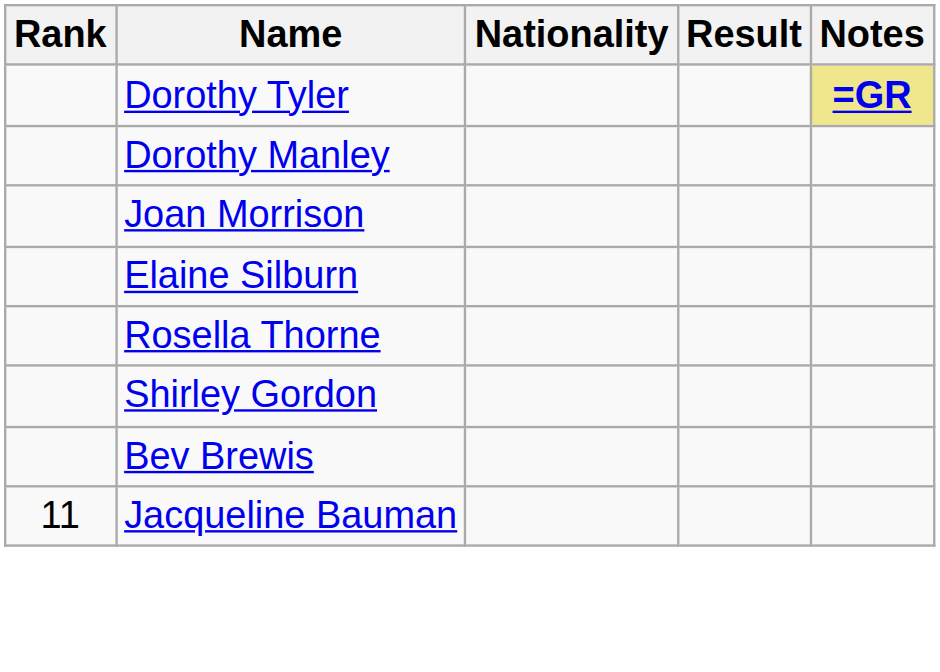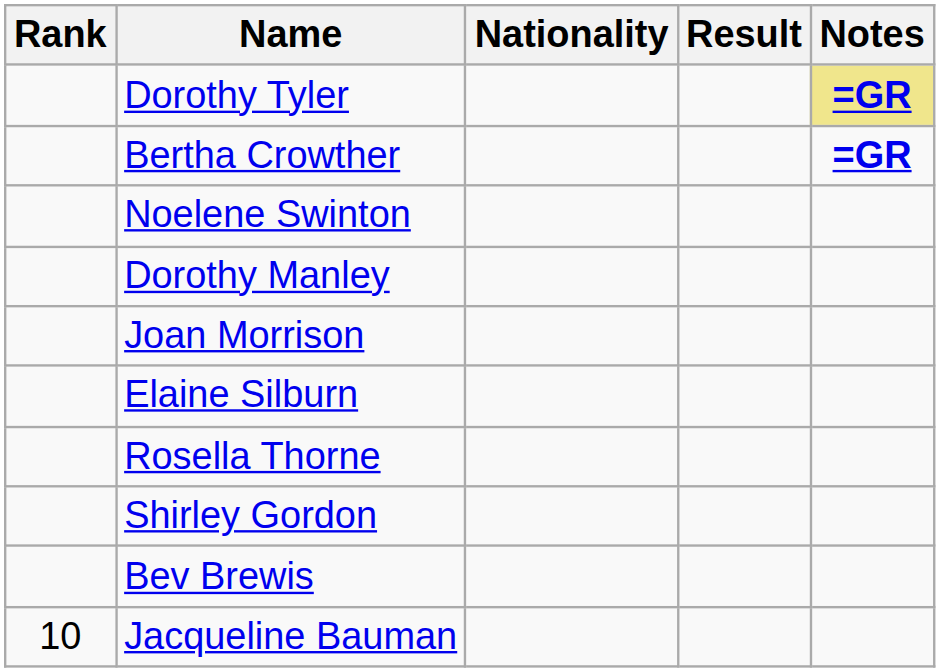+ row: (262, 154)
+ row: (267, 214)
(60, 515) 11 -> (60, 635) 10
